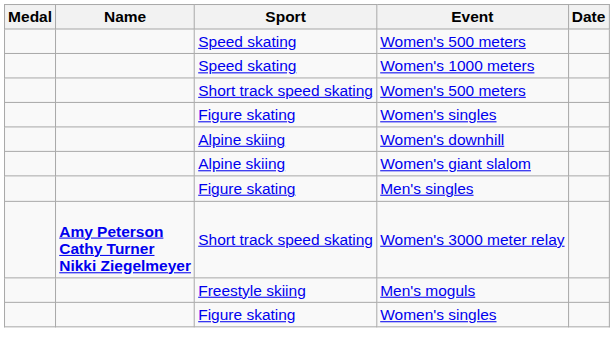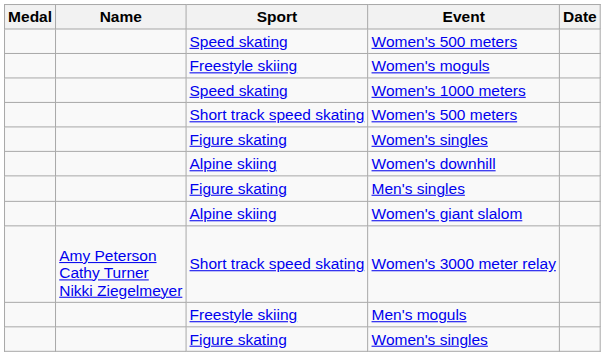+ row: (243, 66)
rows swapped: (247, 189) <-> (242, 164)
(125, 248) bold -> (121, 273) normal
